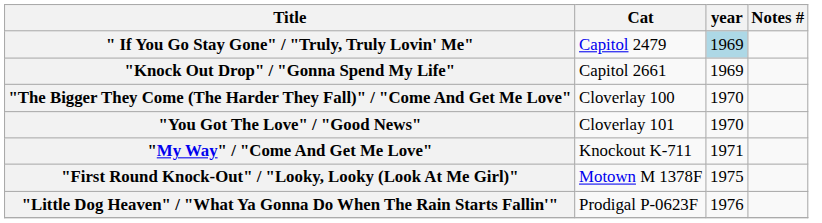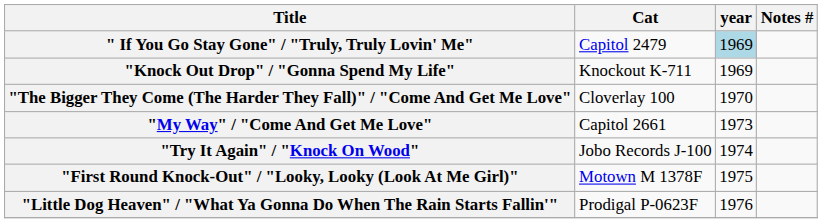(623, 71) Capitol 2661 -> (635, 71) Knockout K-711
- row: (290, 124)
(635, 151) Knockout K-711 -> (623, 124) Capitol 2661
(727, 151) 1971 -> (736, 124) 1973
+ row: (290, 151)
